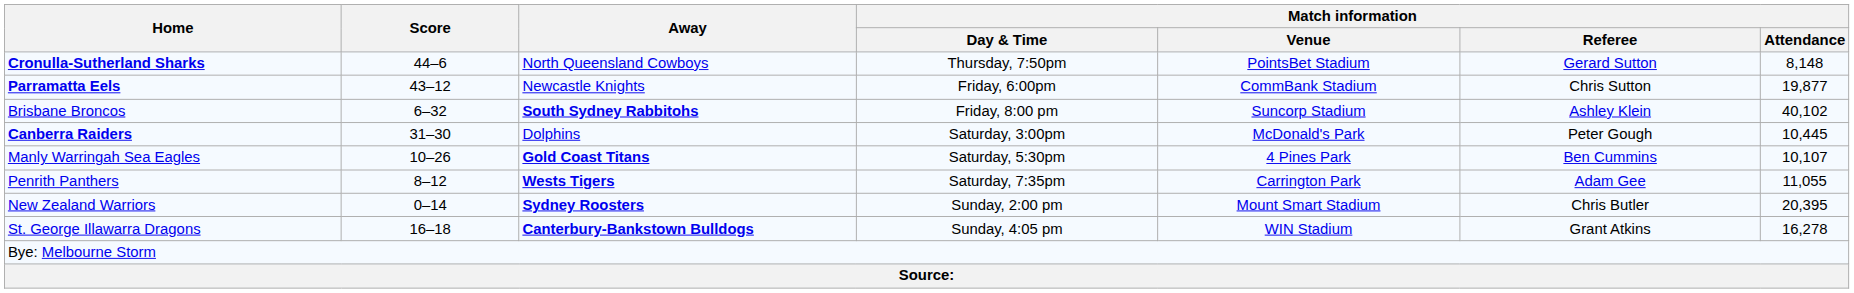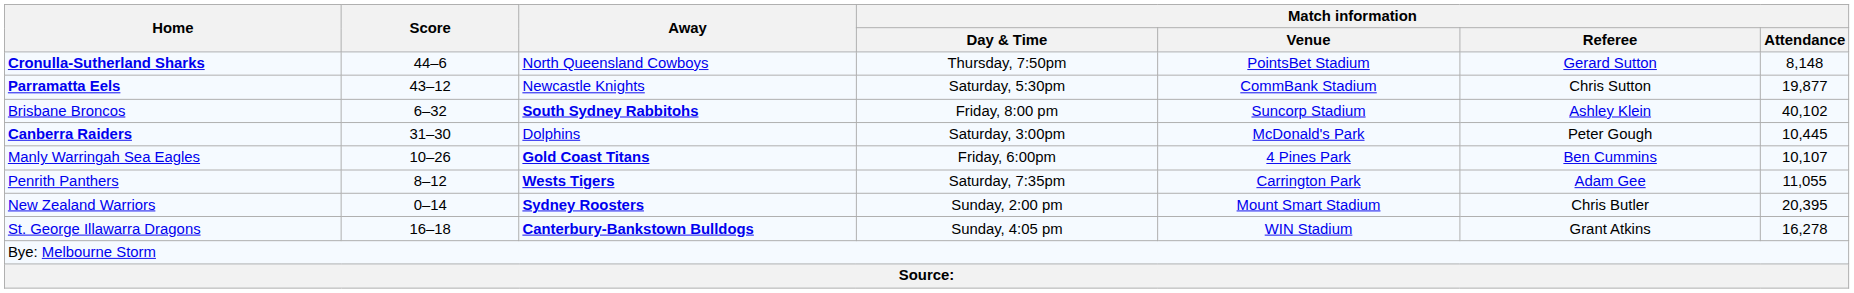(1007, 87) Friday, 6:00pm -> (1007, 87) Saturday, 5:30pm
(1007, 157) Saturday, 5:30pm -> (1007, 157) Friday, 6:00pm
